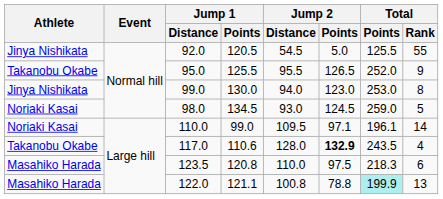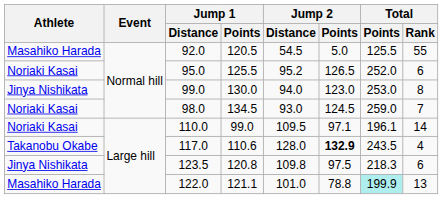(47, 52) Jinya Nishikata -> (54, 52) Masahiko Harada
(52, 71) Takanobu Okabe -> (42, 71) Noriaki Kasai
(291, 71) 95.5 -> (291, 71) 95.2
(420, 71) 9 -> (420, 71) 6
(420, 109) 5 -> (420, 109) 7
(54, 165) Masahiko Harada -> (47, 165) Jinya Nishikata
(291, 165) 110.0 -> (291, 165) 109.8
(291, 184) 100.8 -> (291, 184) 101.0
